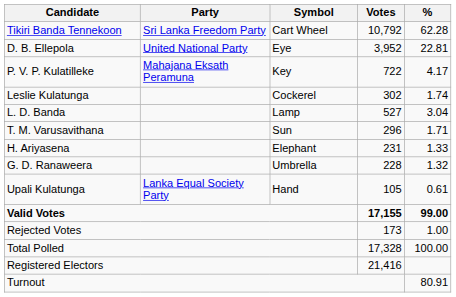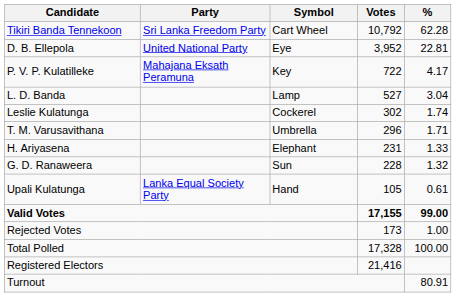rows swapped: (36, 113) <-> (48, 95)
(282, 130) Sun -> (294, 130) Umbrella
(294, 165) Umbrella -> (282, 165) Sun
